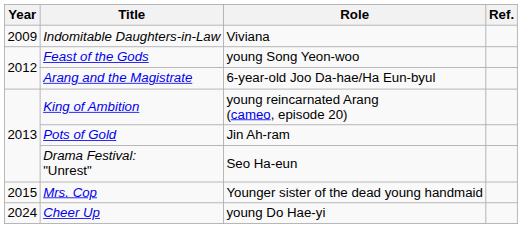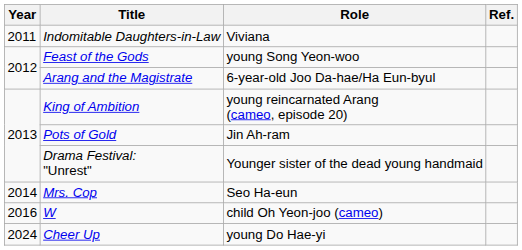(22, 36) 2009 -> (22, 36) 2011
(262, 163) Seo Ha-eun -> (355, 163) Younger sister of the dead young handmaid
(22, 192) 2015 -> (22, 192) 2014
(355, 192) Younger sister of the dead young handmaid -> (262, 192) Seo Ha-eun
+ row: (49, 213)
